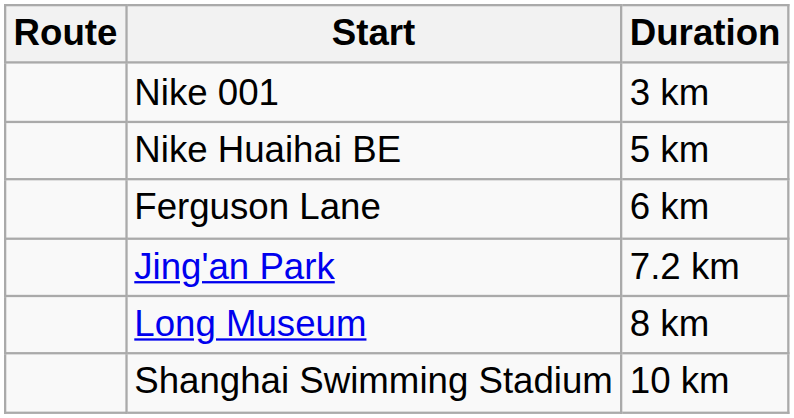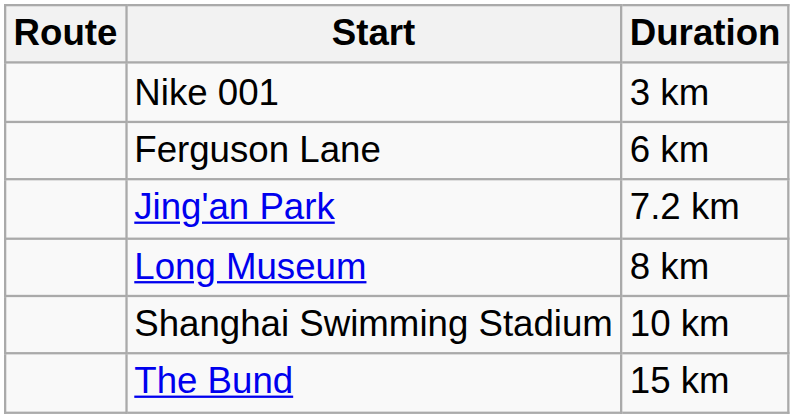- row: (268, 149)
+ row: (214, 382)
